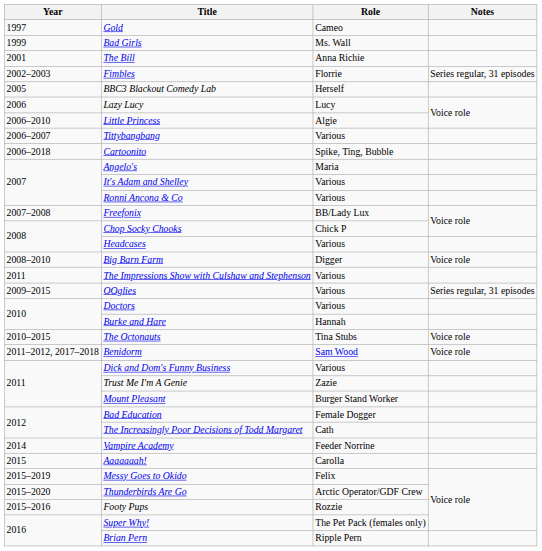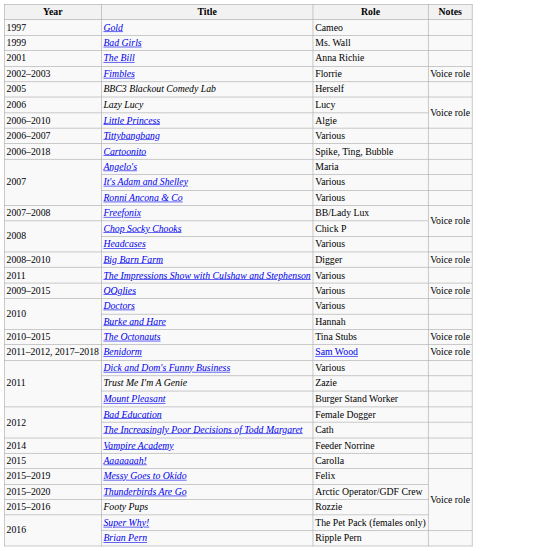(482, 74) Series regular, 31 episodes -> (450, 74) Voice role
(482, 290) Series regular, 31 episodes -> (450, 290) Voice role
